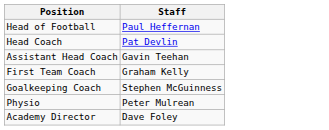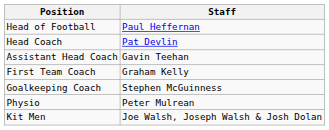+ row: (26, 117)
- row: (51, 117)
